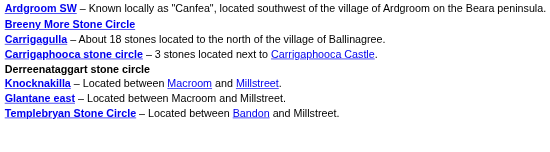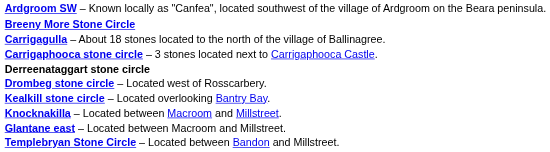+ row: (136, 84)
+ row: (137, 98)
